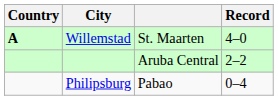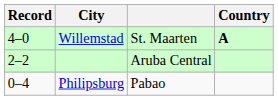columns swapped: (33, 15) <-> (247, 15)
